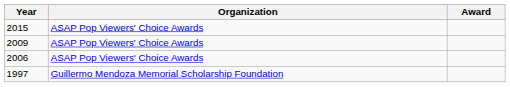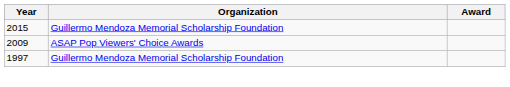(127, 27) ASAP Pop Viewers' Choice Awards -> (167, 27) Guillermo Mendoza Memorial Scholarship Foundation
- row: (17, 58)
